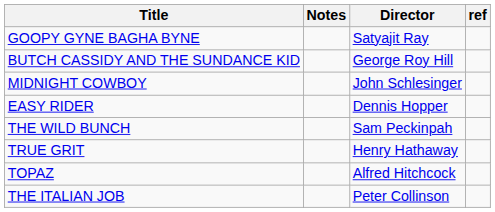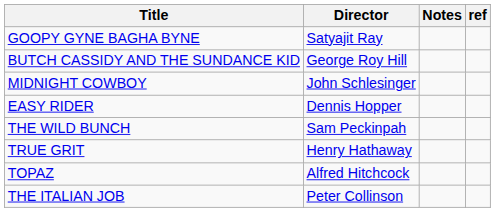columns swapped: (407, 15) <-> (326, 15)
